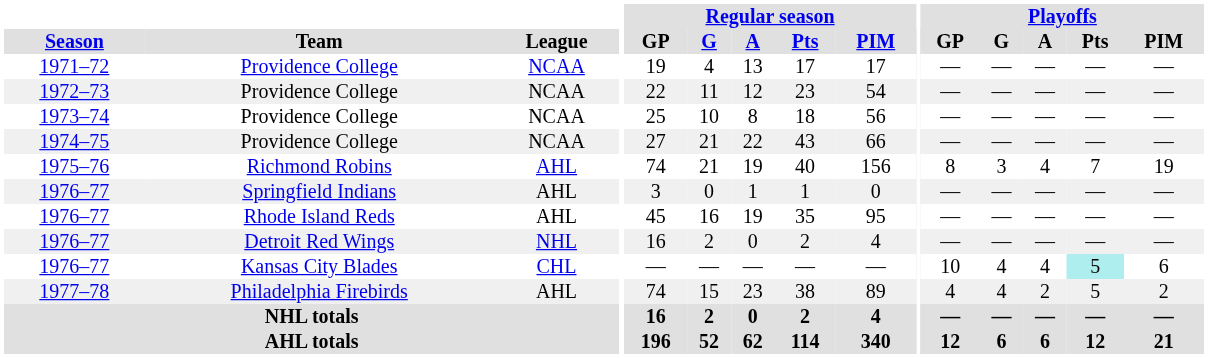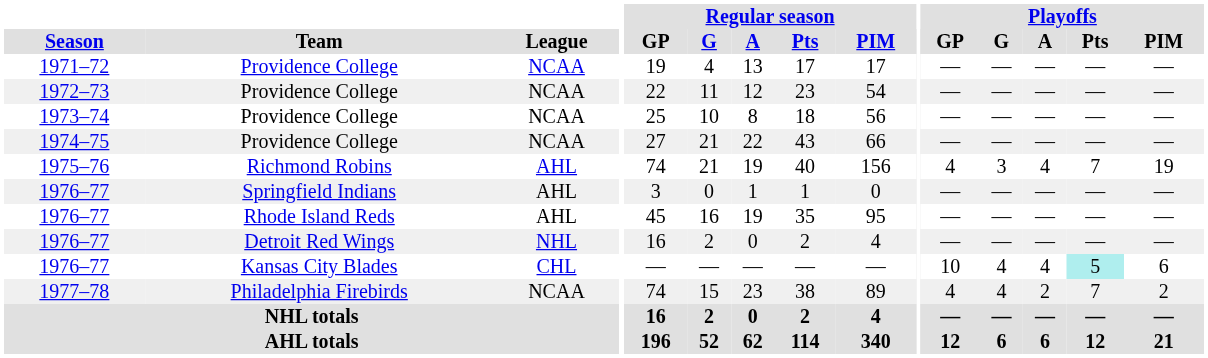(950, 166) 8 -> (950, 166) 4
(556, 291) AHL -> (556, 291) NCAA
(1095, 291) 5 -> (1095, 291) 7
